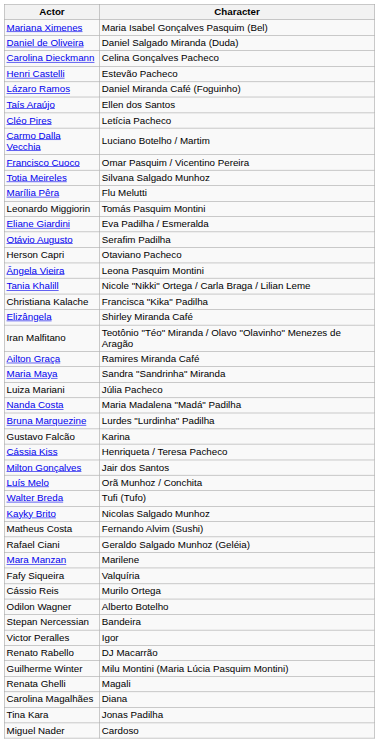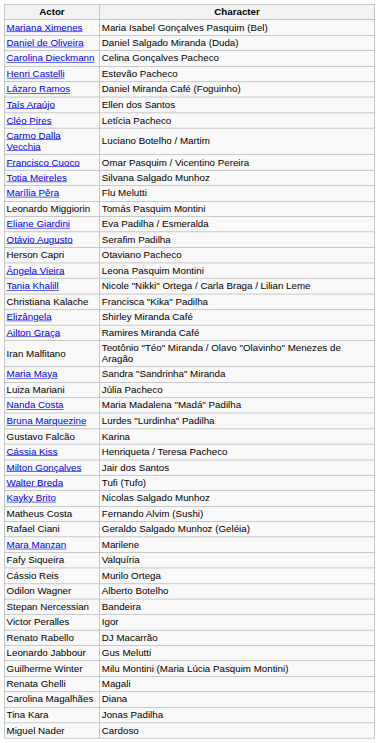rows swapped: (33, 359) <-> (36, 338)
- row: (28, 483)
+ row: (46, 653)
